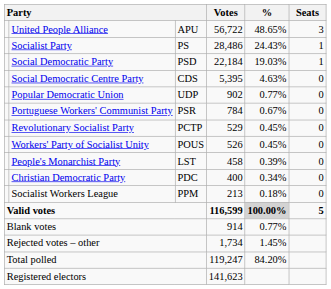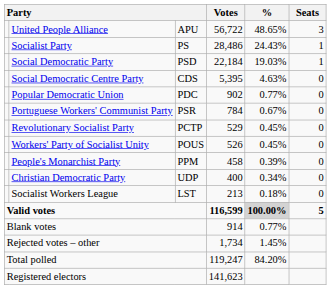(188, 95) UDP -> (188, 95) PDC
(187, 161) LST -> (188, 161) PPM
(188, 177) PDC -> (188, 177) UDP
(188, 194) PPM -> (187, 194) LST
